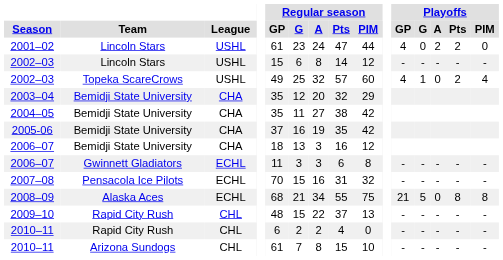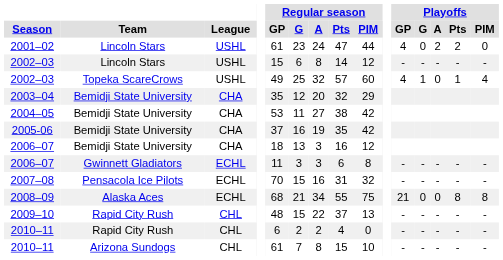(458, 79) 2 -> (458, 79) 1
(277, 113) 35 -> (277, 113) 53
(423, 197) 5 -> (423, 197) 0
